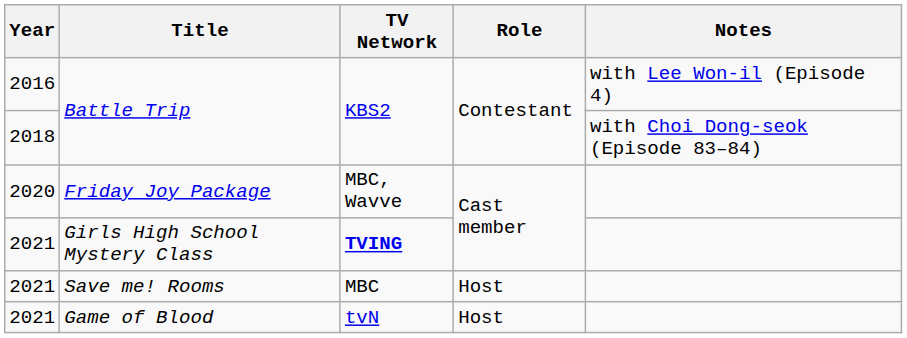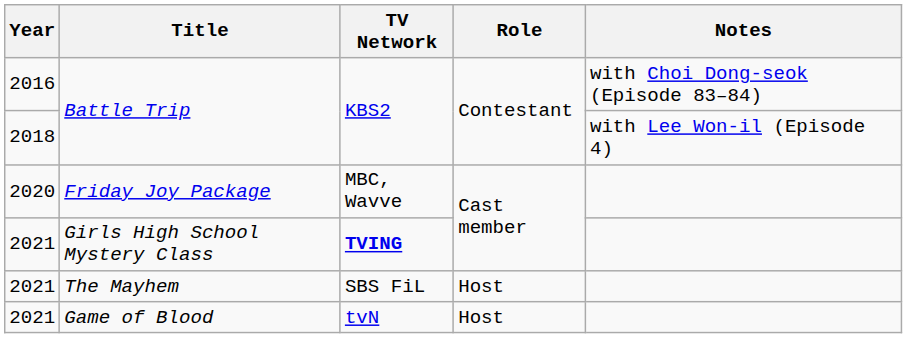(728, 85) with Lee Won-il (Episode 4) -> (699, 85) with Choi Dong-seok (Episode 83–84)
(699, 138) with Choi Dong-seok (Episode 83–84) -> (728, 138) with Lee Won-il (Episode 4)
+ row: (32, 286)
- row: (32, 286)
